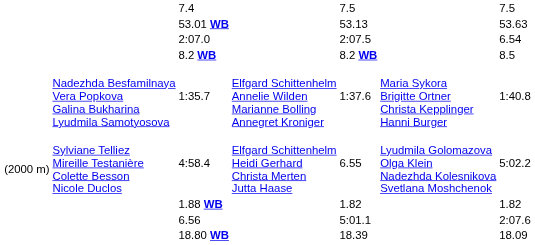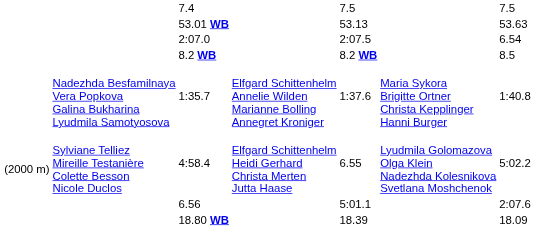- row: (201, 204)
